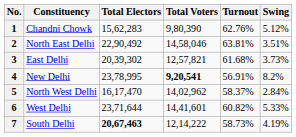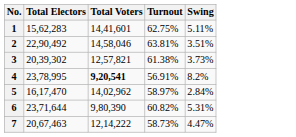- column: (61, 12)
(184, 28) 9,80,390 -> (111, 28) 14,41,601
(238, 28) 62.76% -> (163, 28) 62.75%
(276, 28) 5.12% -> (200, 28) 5.11%
(238, 60) 61.68% -> (163, 60) 61.38%
(238, 92) 58.37% -> (163, 92) 58.97%
(186, 108) 14,41,601 -> (108, 108) 9,80,390
(276, 108) 5.33% -> (200, 108) 5.31%
(122, 124) bold -> (46, 124) normal
(276, 124) 4.19% -> (200, 124) 4.47%
